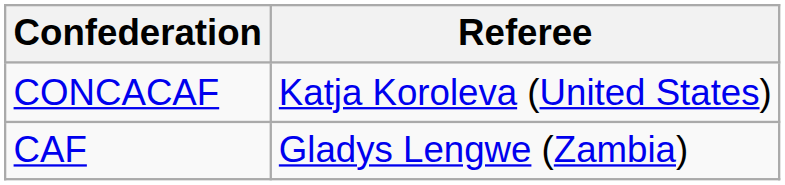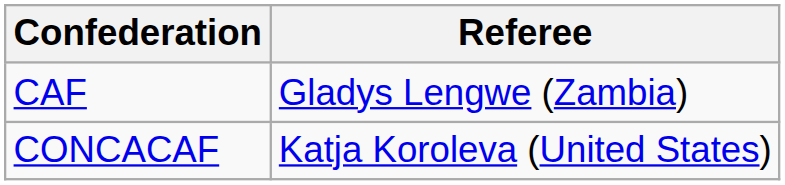rows swapped: (50, 149) <-> (116, 91)
